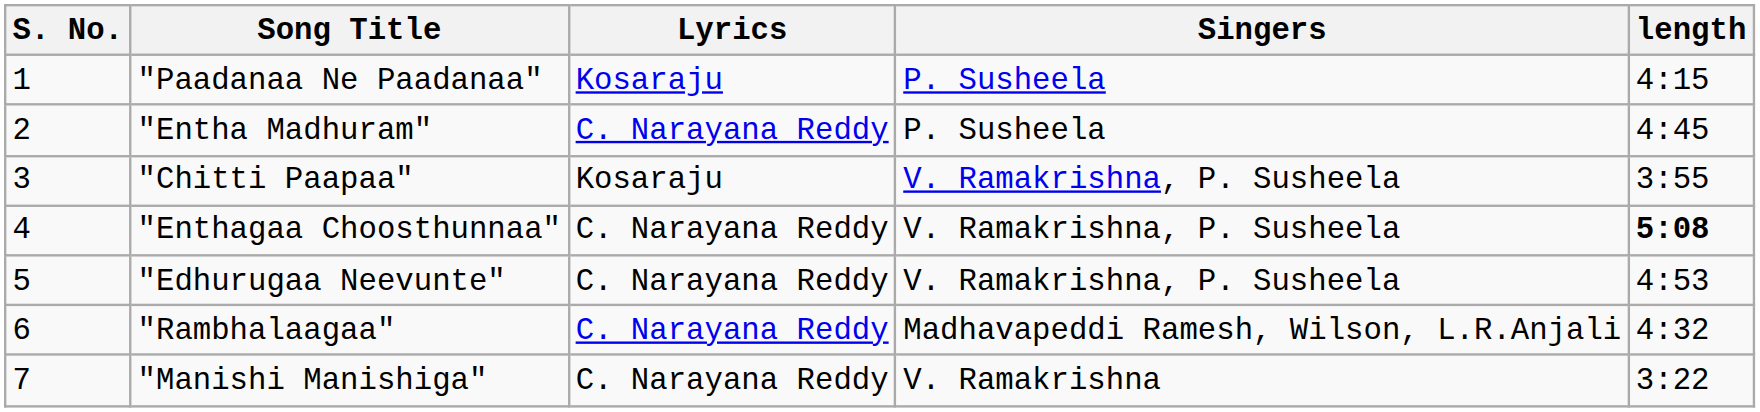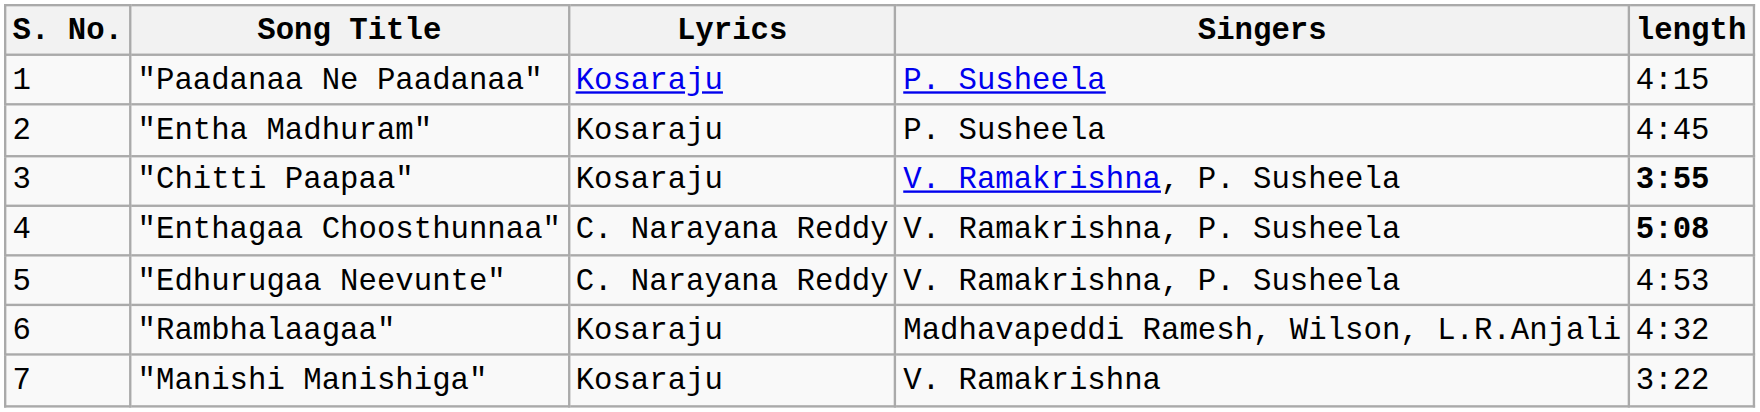(732, 130) C. Narayana Reddy -> (649, 130) Kosaraju
(1673, 180) normal -> (1673, 180) bold
(732, 330) C. Narayana Reddy -> (649, 330) Kosaraju
(732, 380) C. Narayana Reddy -> (649, 380) Kosaraju
